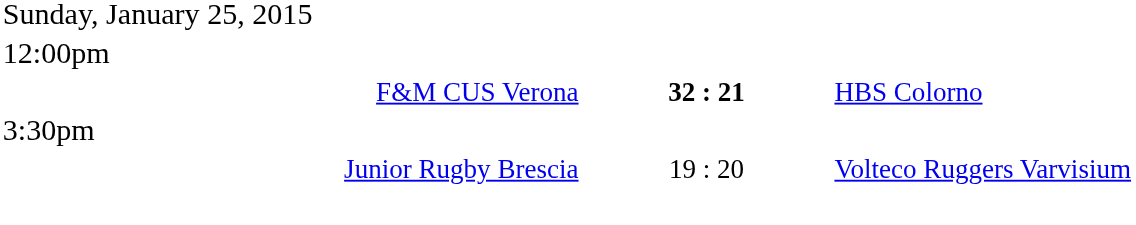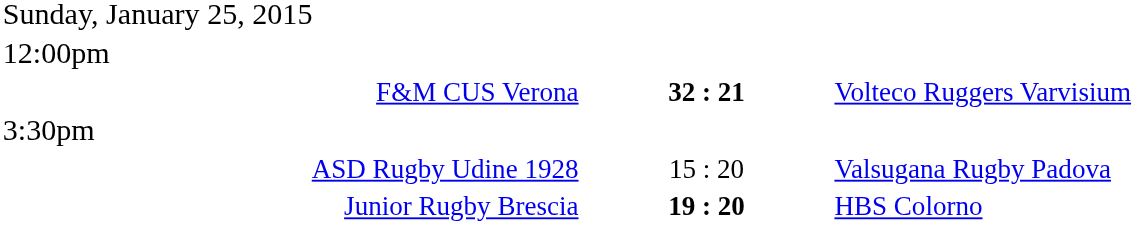(908, 91) HBS Colorno -> (983, 91) Volteco Ruggers Varvisium
+ row: (445, 168)
(706, 168) normal -> (706, 206) bold
(983, 168) Volteco Ruggers Varvisium -> (908, 206) HBS Colorno
